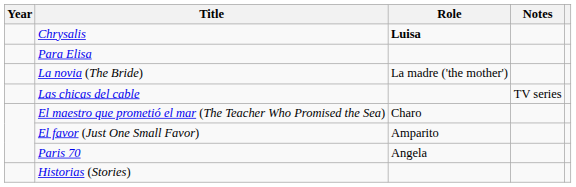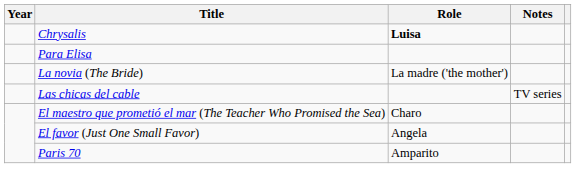(415, 133) Amparito -> (409, 133) Angela
(409, 152) Angela -> (415, 152) Amparito
- row: (84, 172)
